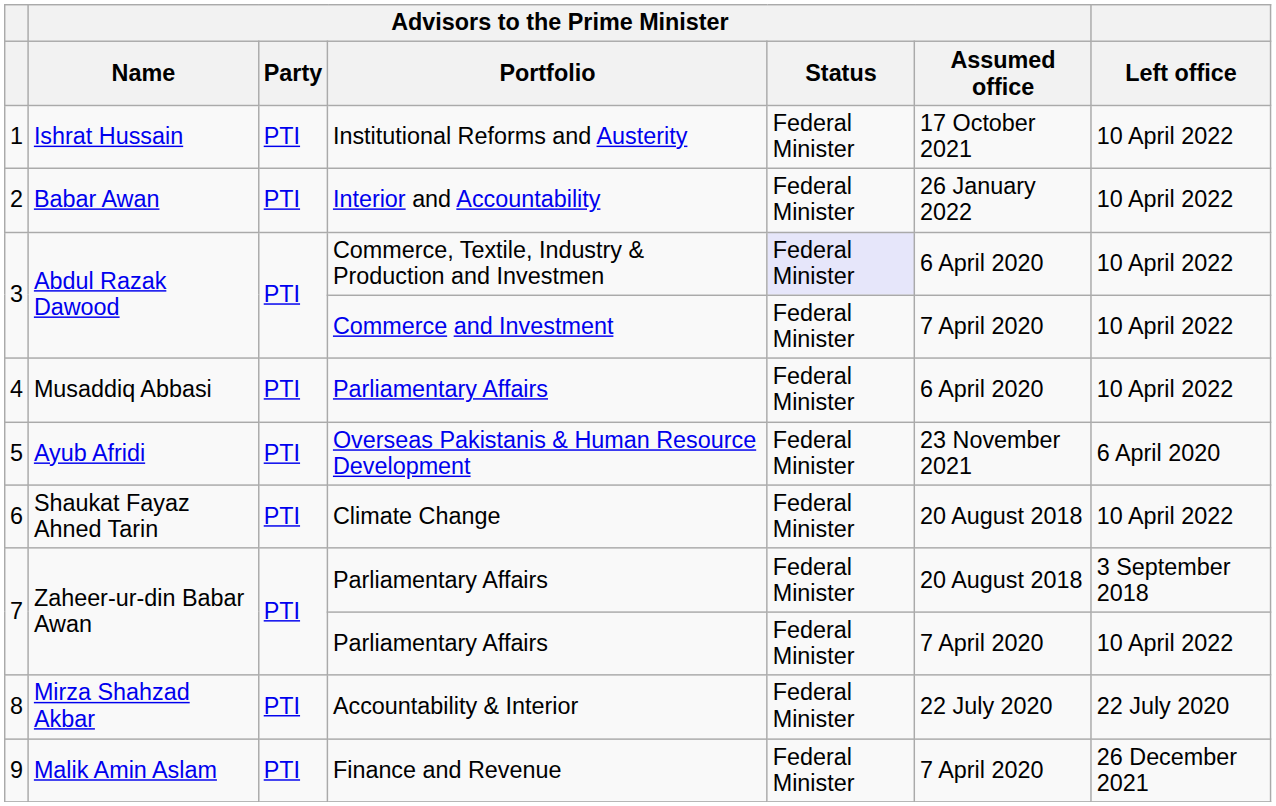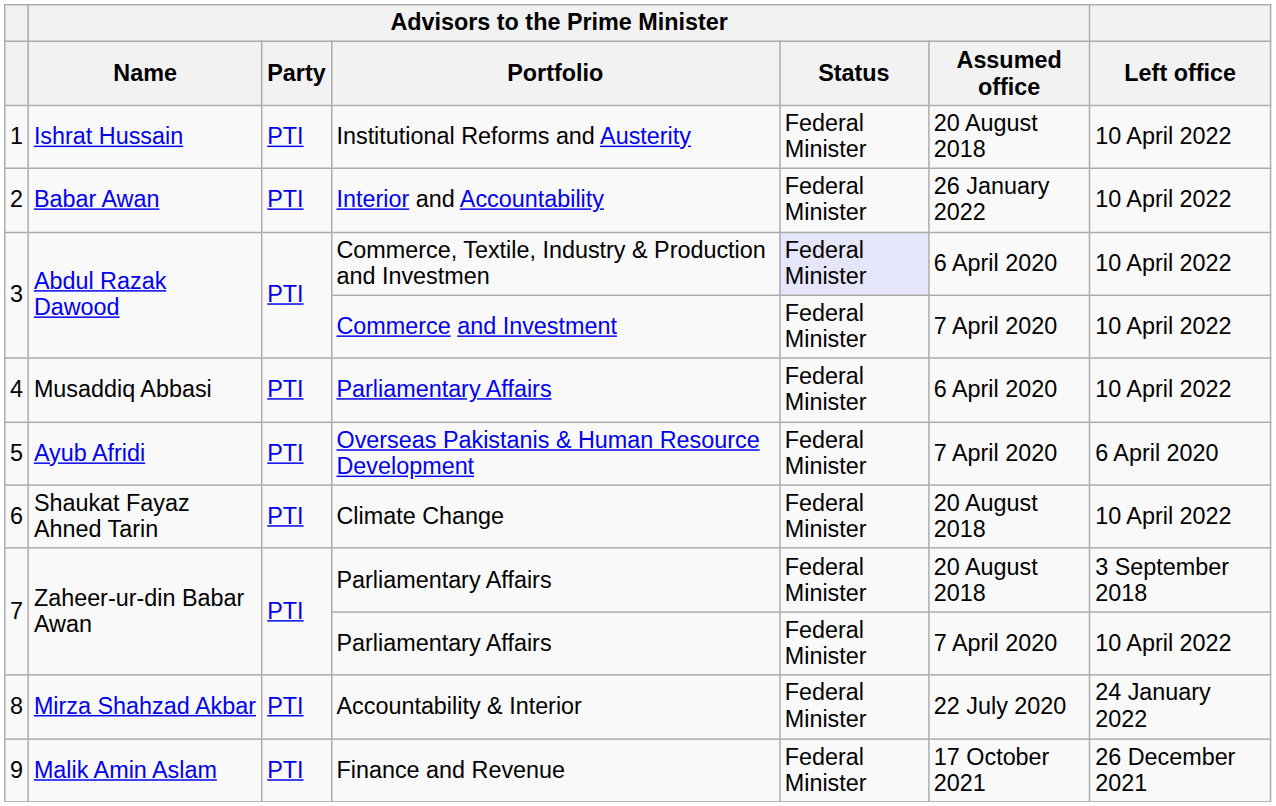(978, 136) 17 October 2021 -> (986, 136) 20 August 2018
(990, 453) 23 November 2021 -> (996, 453) 7 April 2020
(1163, 706) 22 July 2020 -> (1153, 706) 24 January 2022
(982, 769) 7 April 2020 -> (992, 769) 17 October 2021
